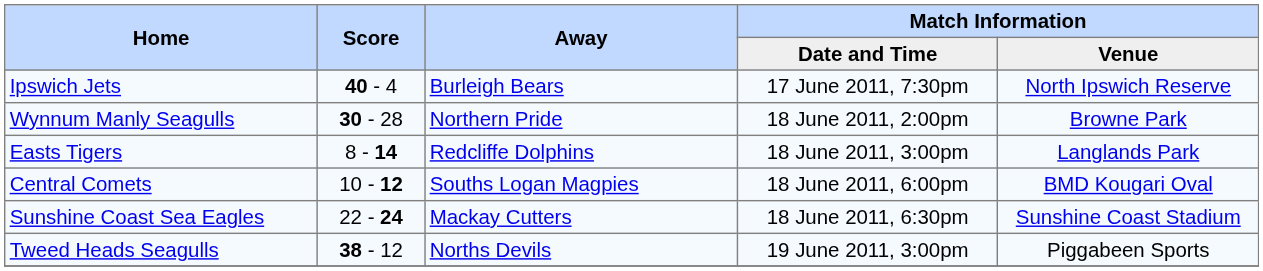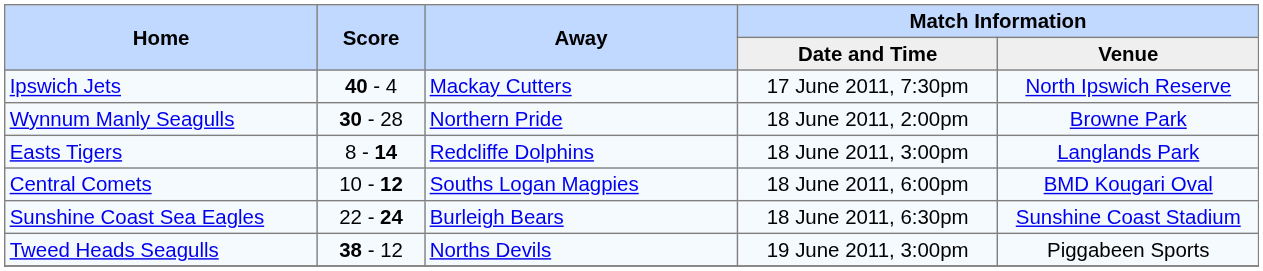(497, 86) Burleigh Bears -> (501, 86) Mackay Cutters
(501, 217) Mackay Cutters -> (497, 217) Burleigh Bears
